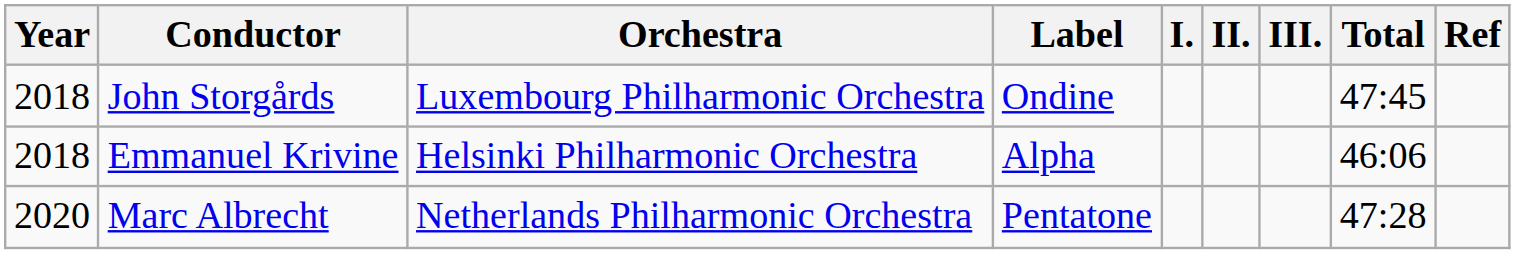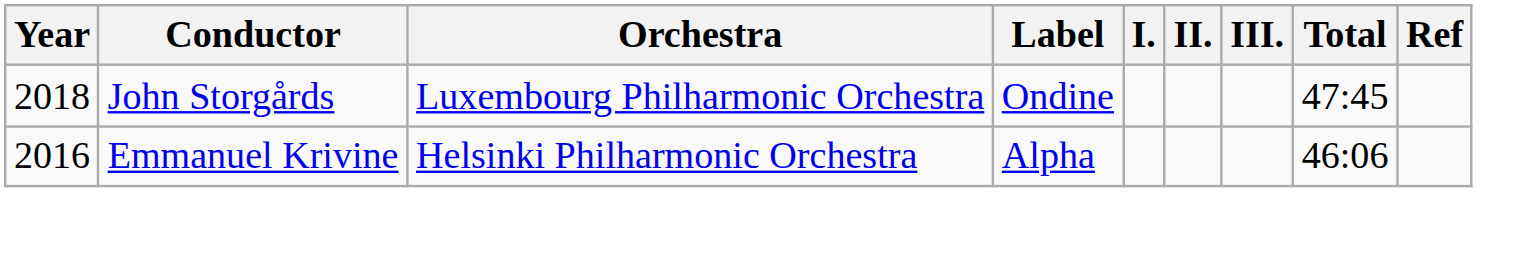(52, 155) 2018 -> (52, 155) 2016
- row: (218, 215)
